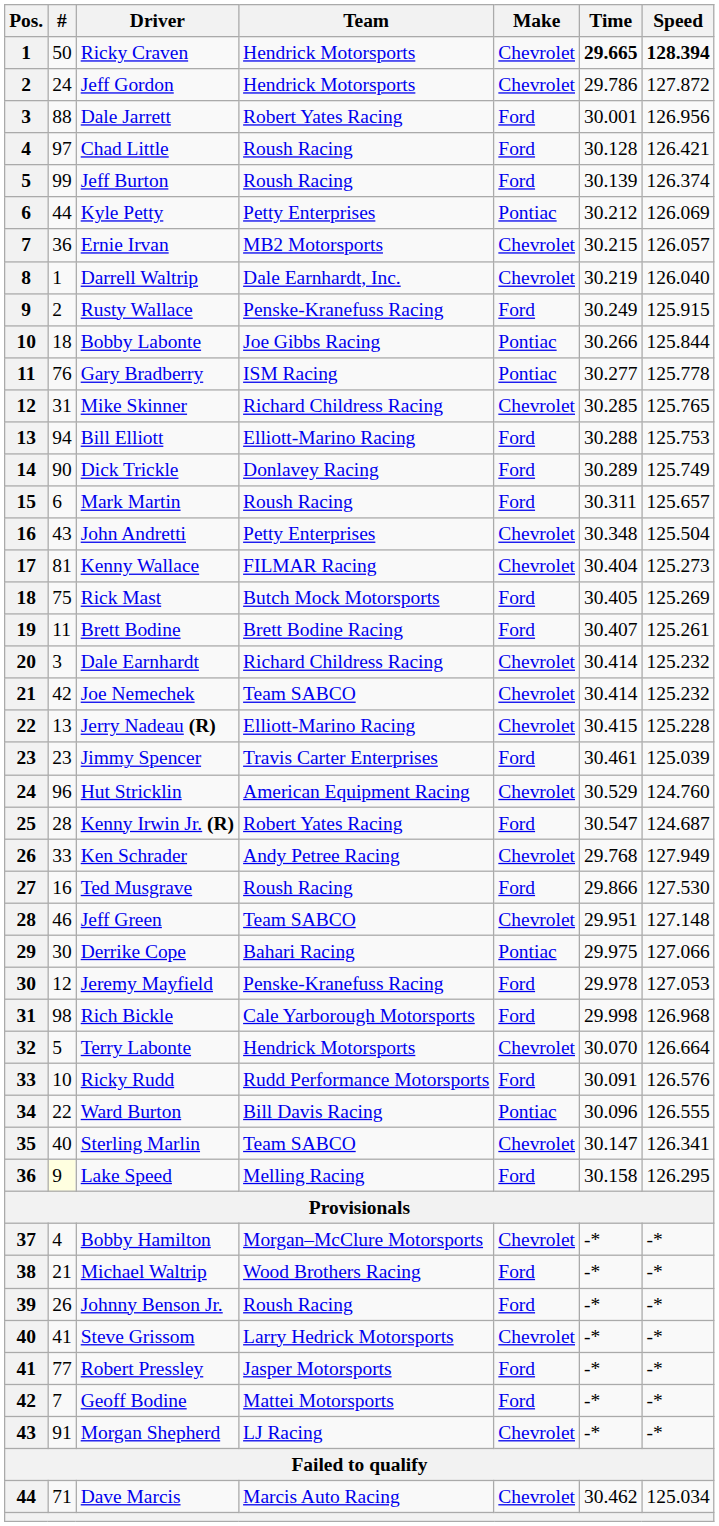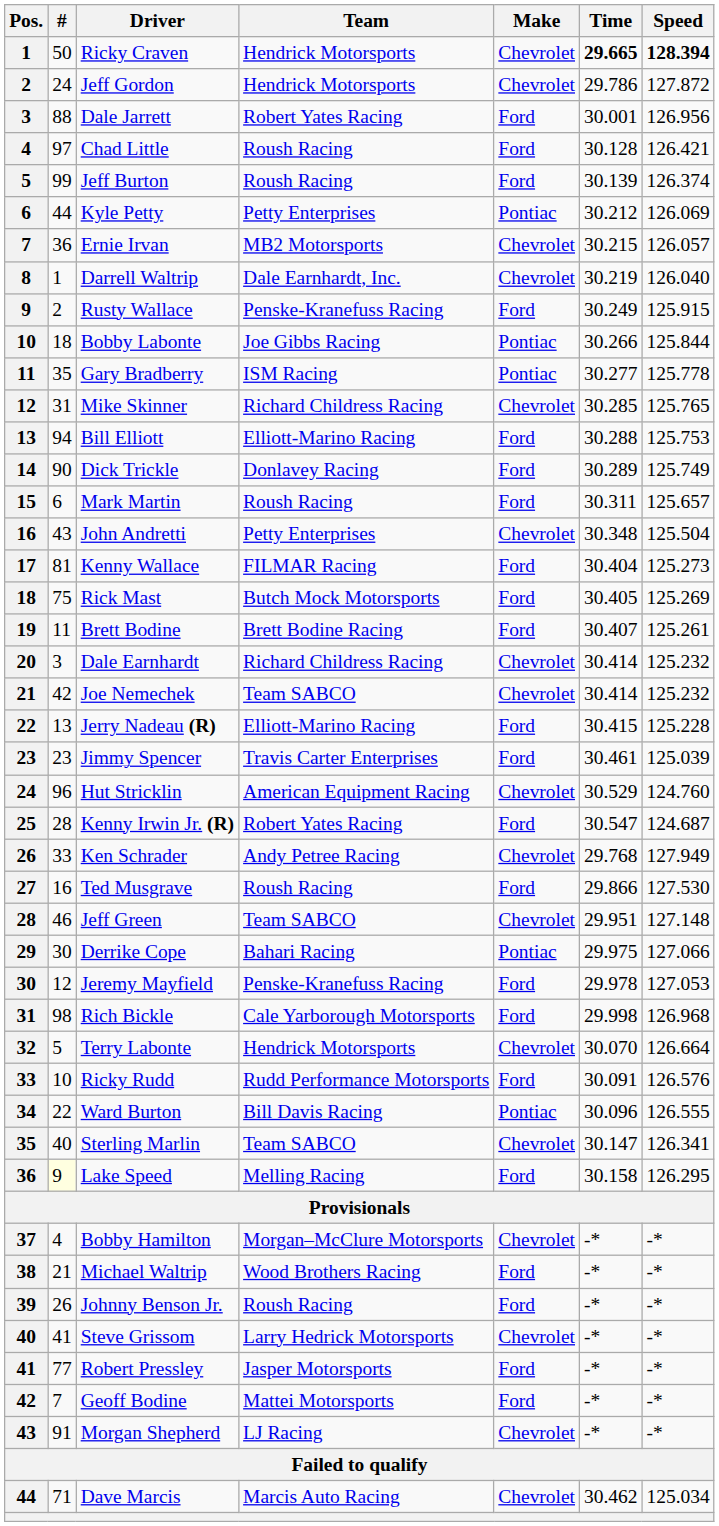(62, 373) 76 -> (62, 373) 35
(537, 566) Chevrolet -> (517, 566) Ford
(537, 726) Chevrolet -> (517, 726) Ford
